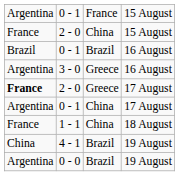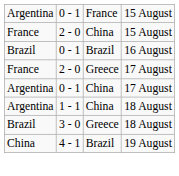- row: (70, 69)
(25, 87) bold -> (23, 69) normal
(23, 124) France -> (30, 106) Argentina
+ row: (70, 124)
- row: (70, 161)
